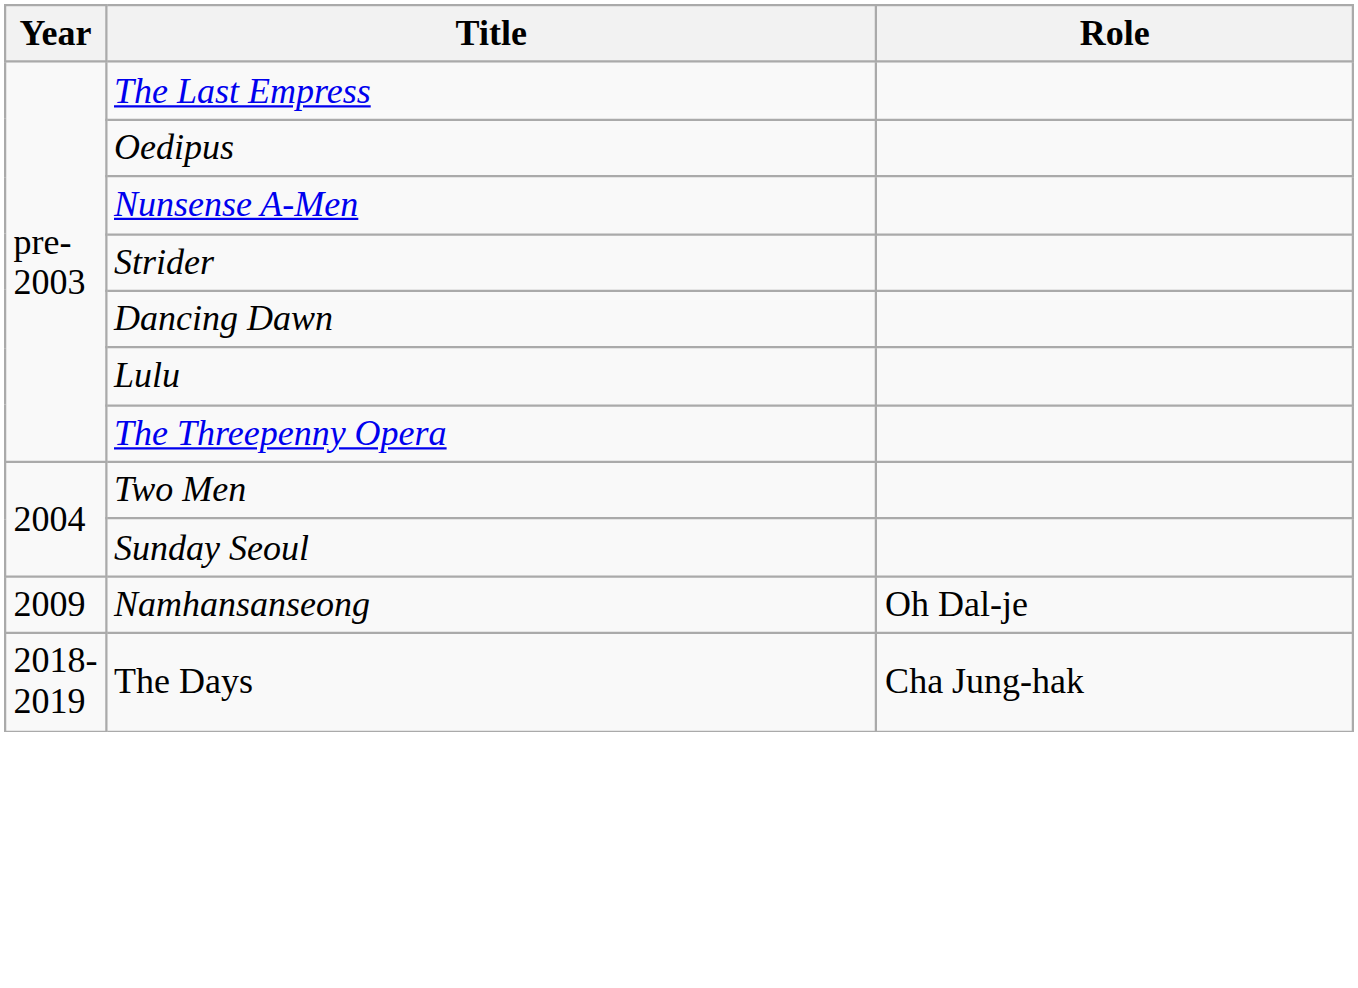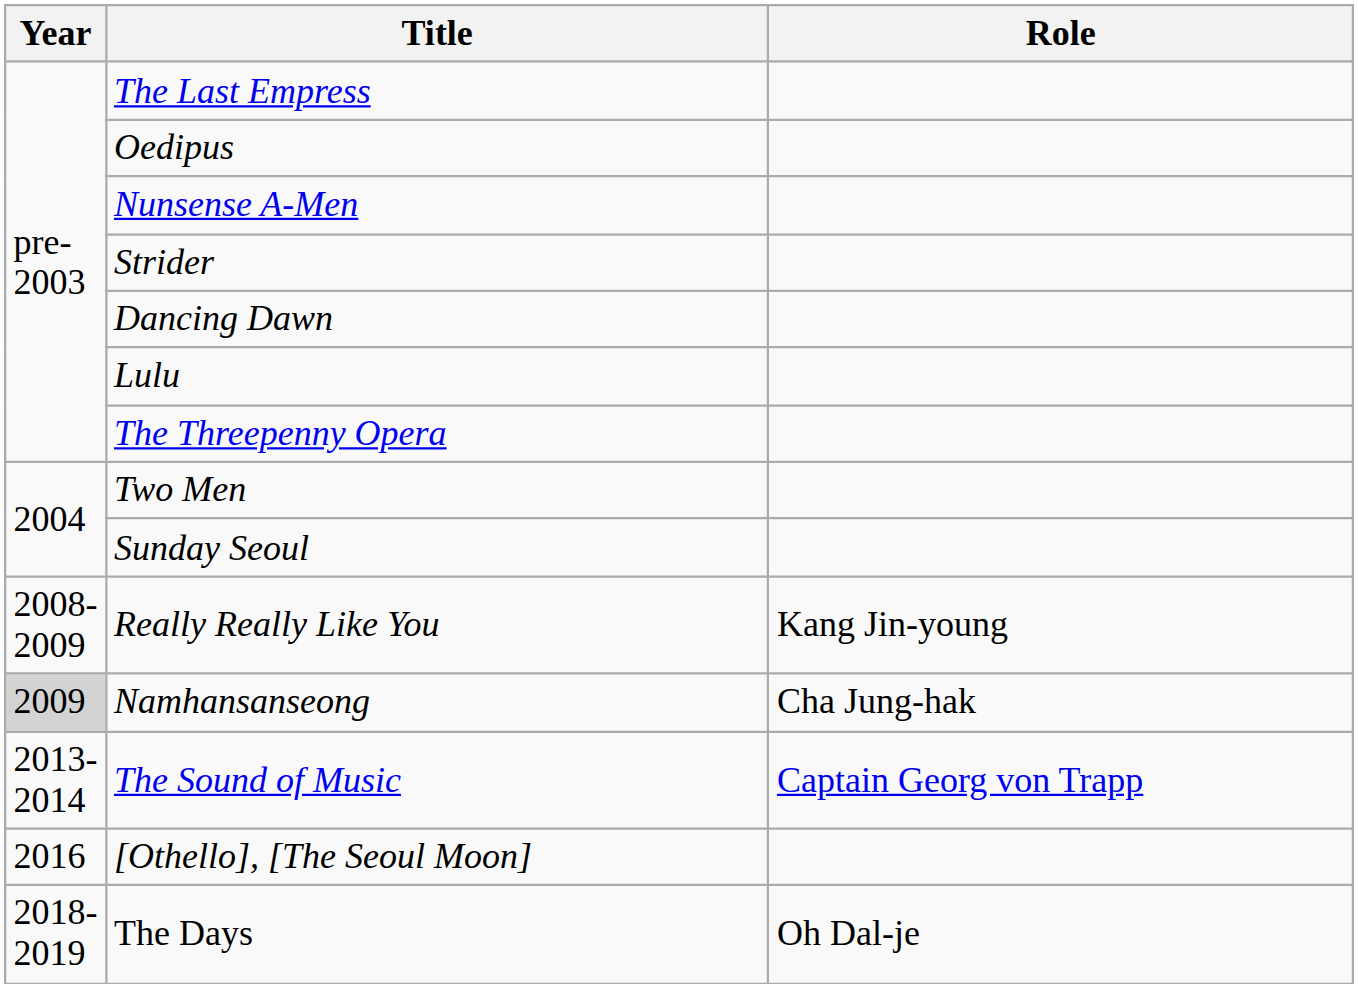+ row: (277, 624)
(49, 603) no background -> (49, 701) lightgrey background
(957, 603) Oh Dal-je -> (876, 701) Cha Jung-hak
+ row: (257, 778)
+ row: (323, 856)
(985, 681) Cha Jung-hak -> (848, 933) Oh Dal-je
